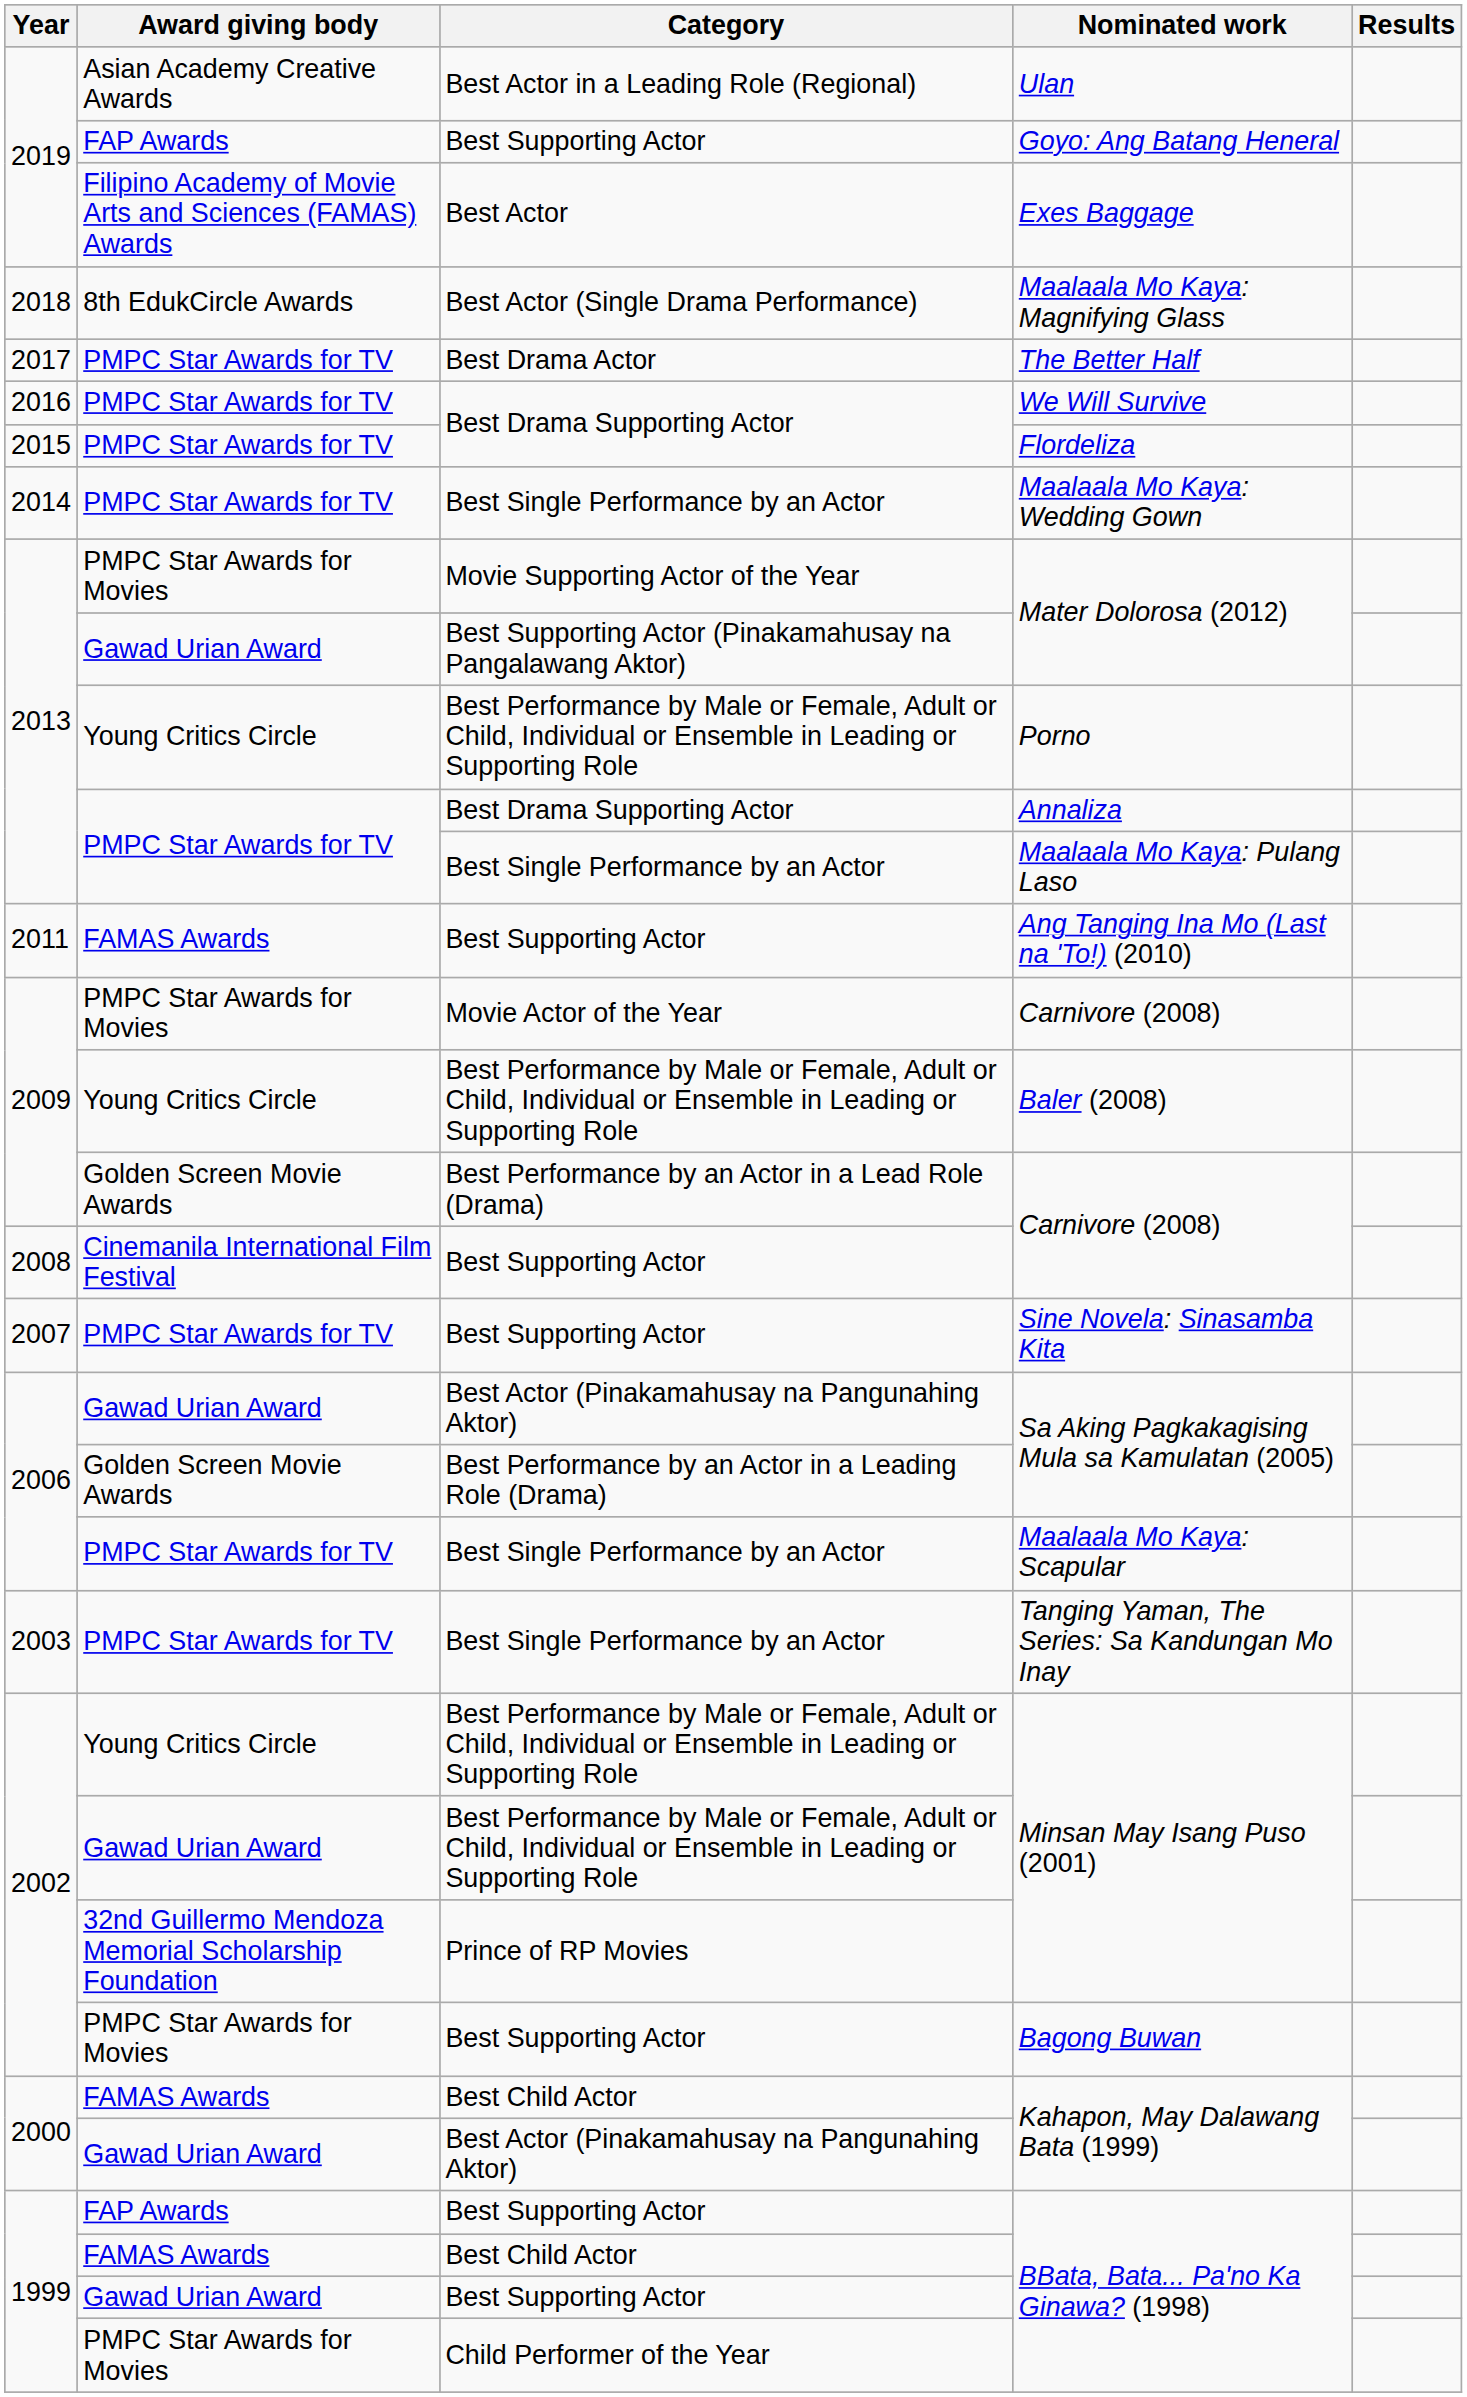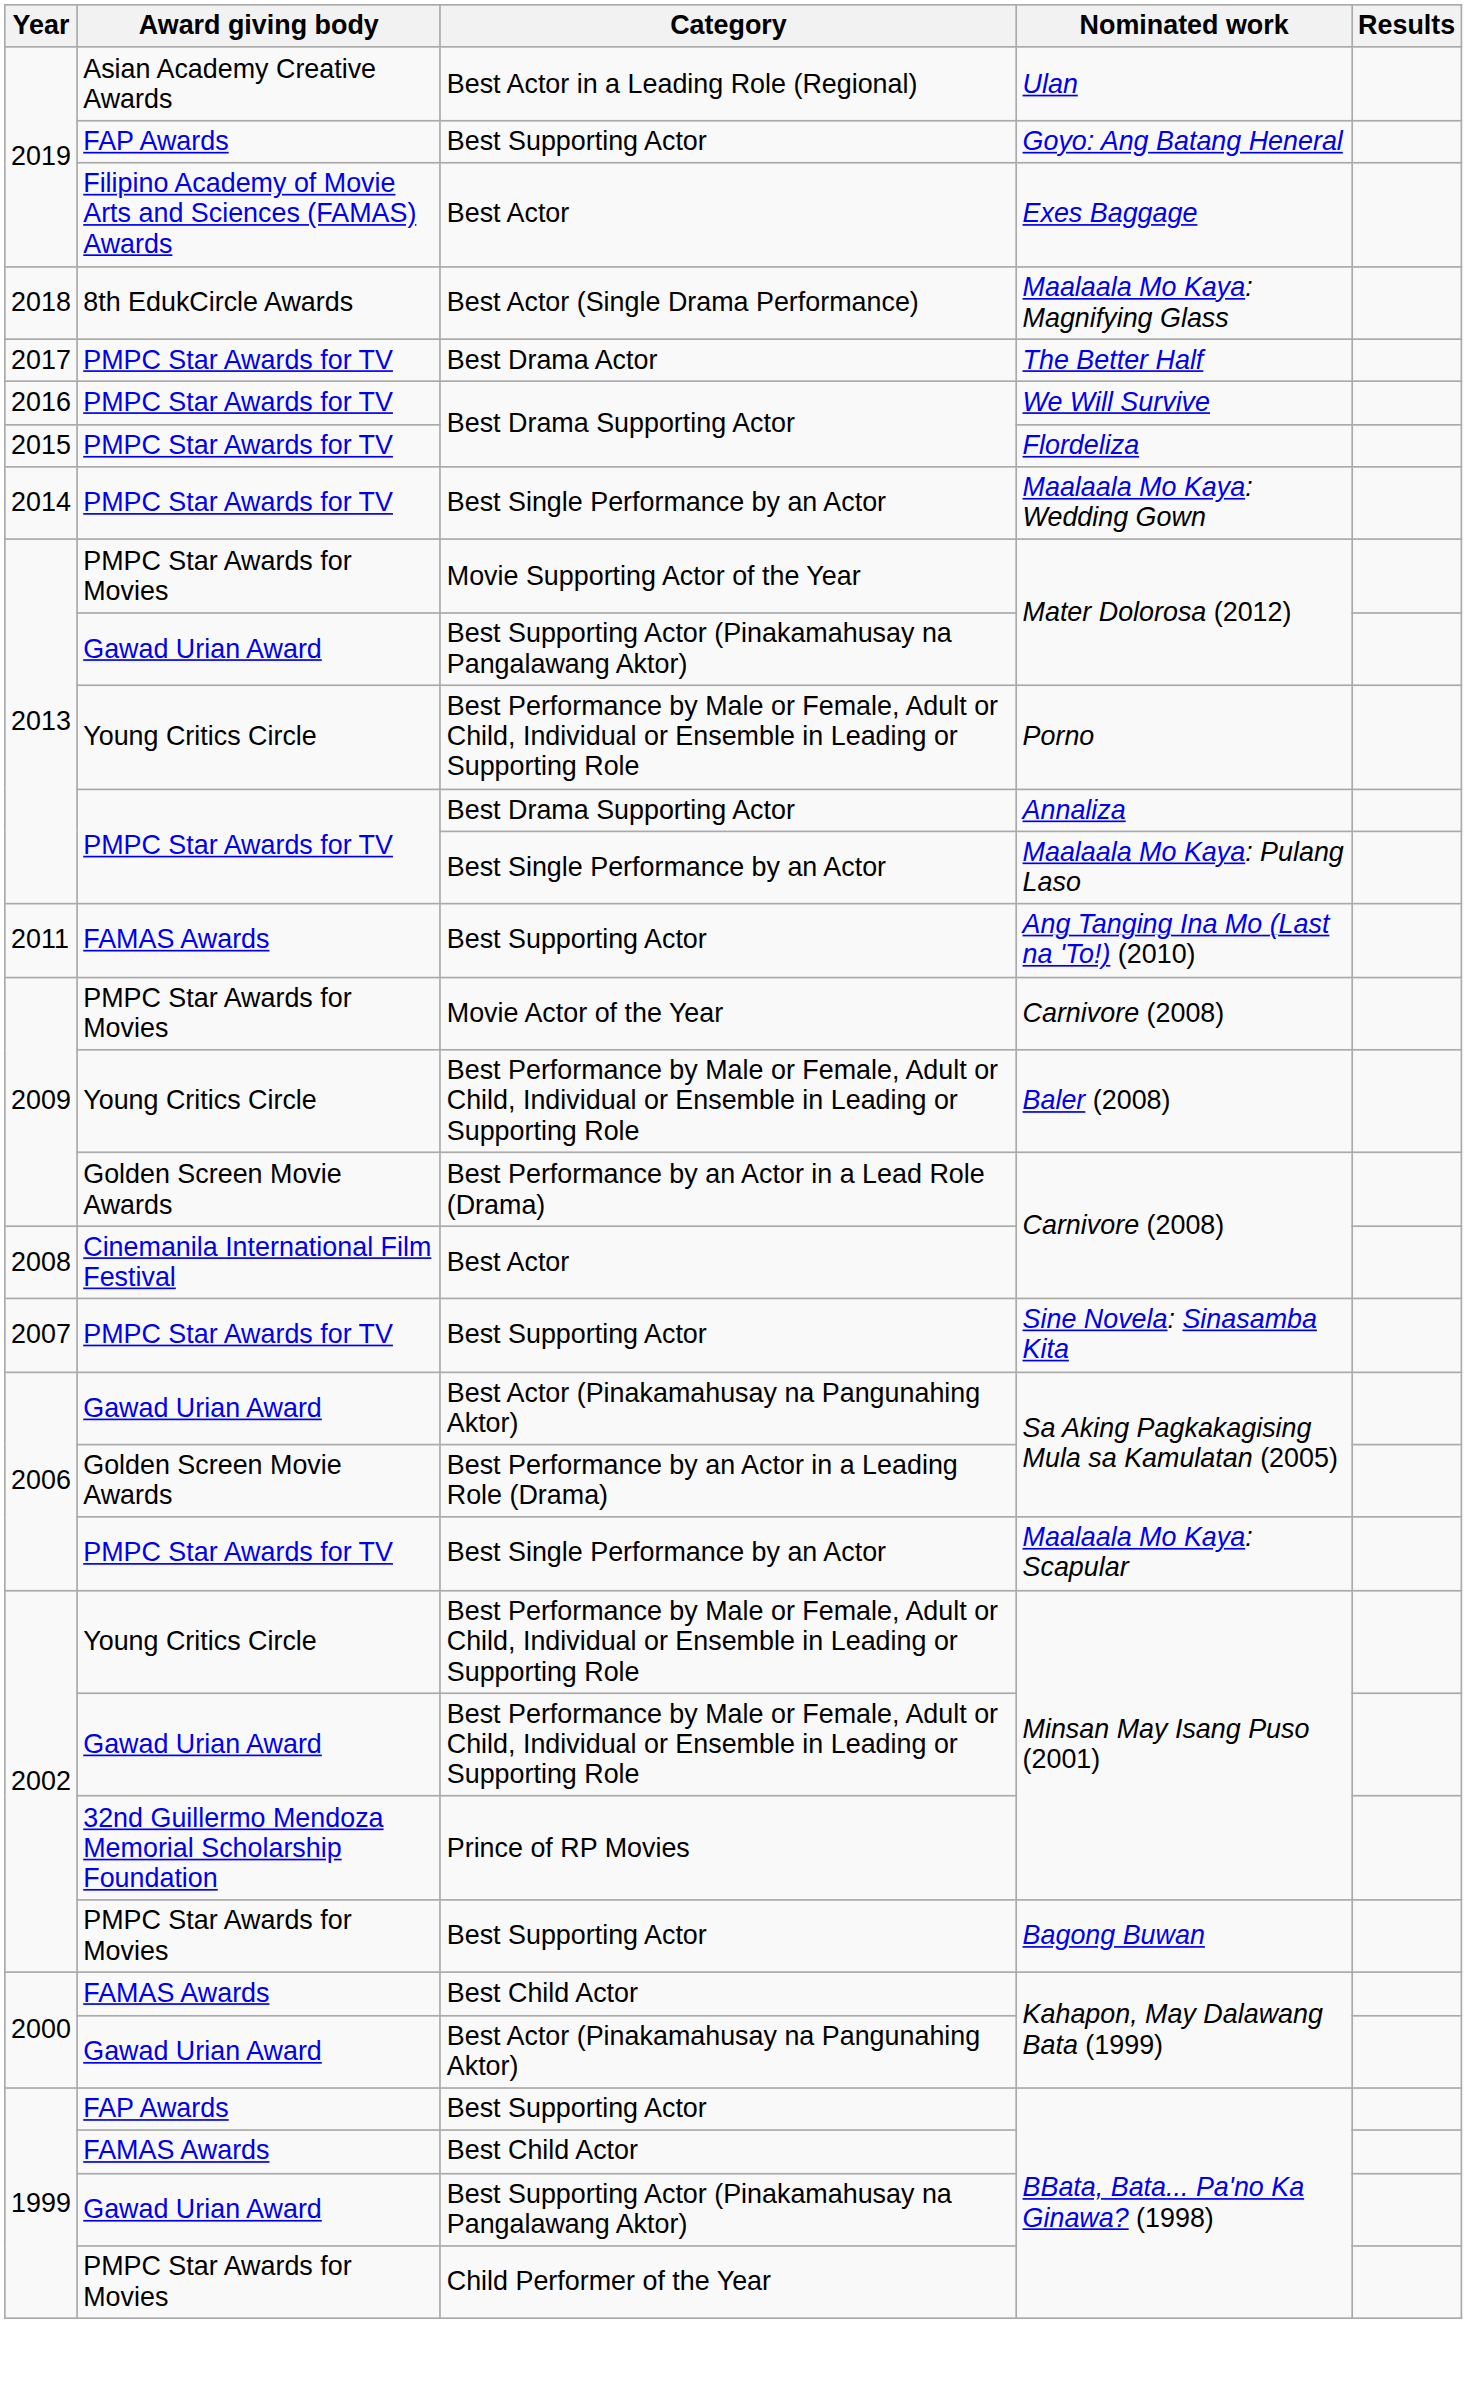(575, 1261) Best Supporting Actor -> (508, 1261) Best Actor
- row: (238, 1641)
(575, 2297) Best Supporting Actor -> (699, 2209) Best Supporting Actor (Pinakamahusay na Pangalawang Aktor)
